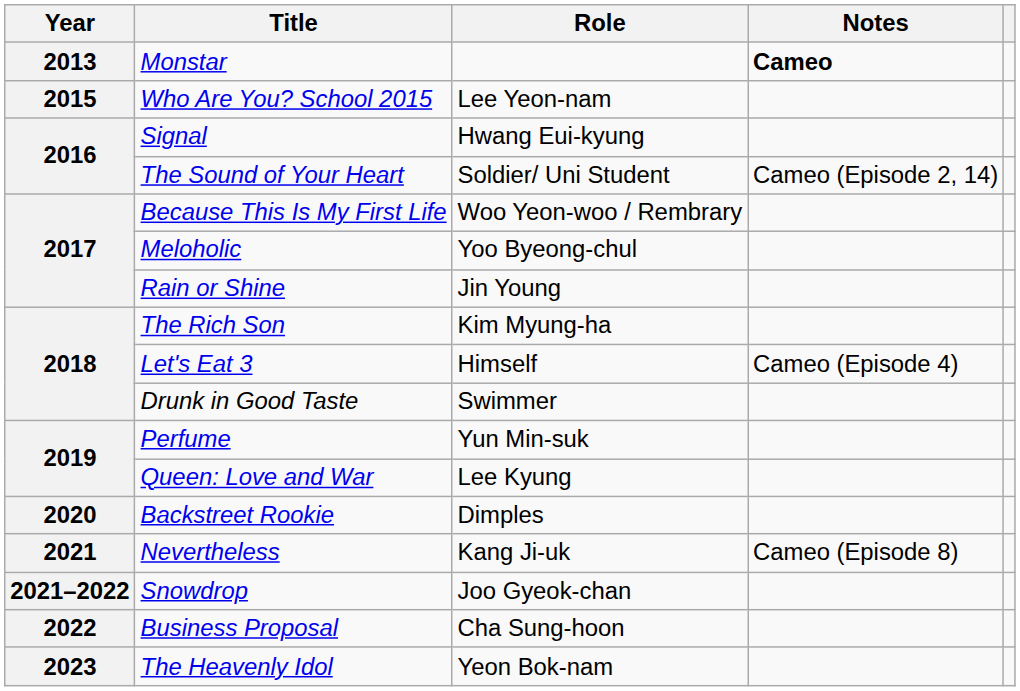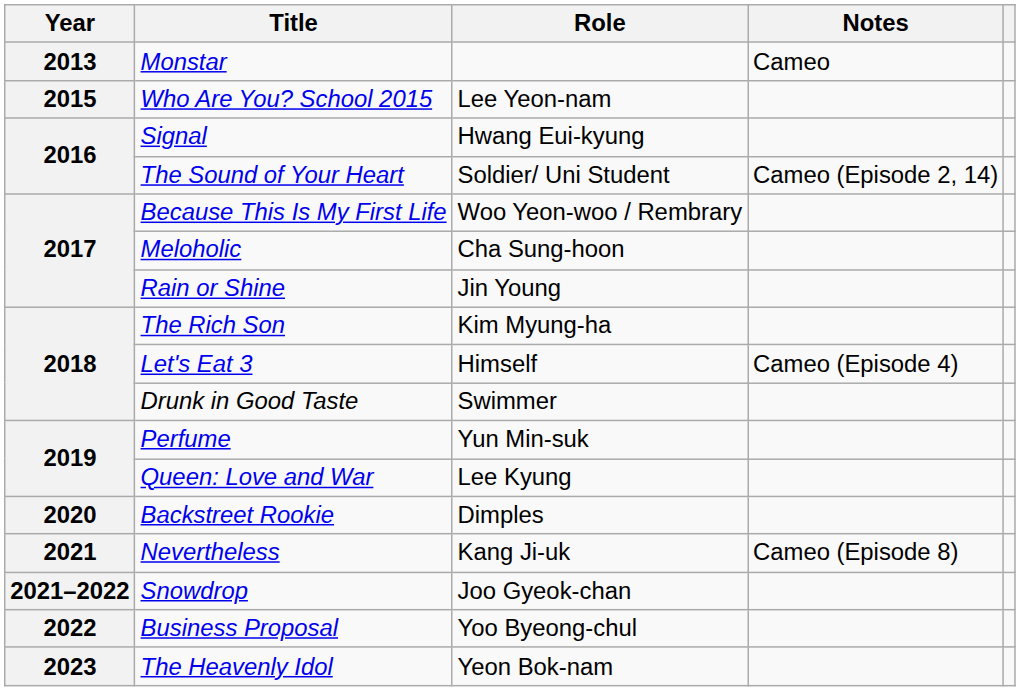(793, 61) bold -> (791, 61) normal
(547, 250) Yoo Byeong-chul -> (541, 250) Cha Sung-hoon
(541, 628) Cha Sung-hoon -> (547, 628) Yoo Byeong-chul
